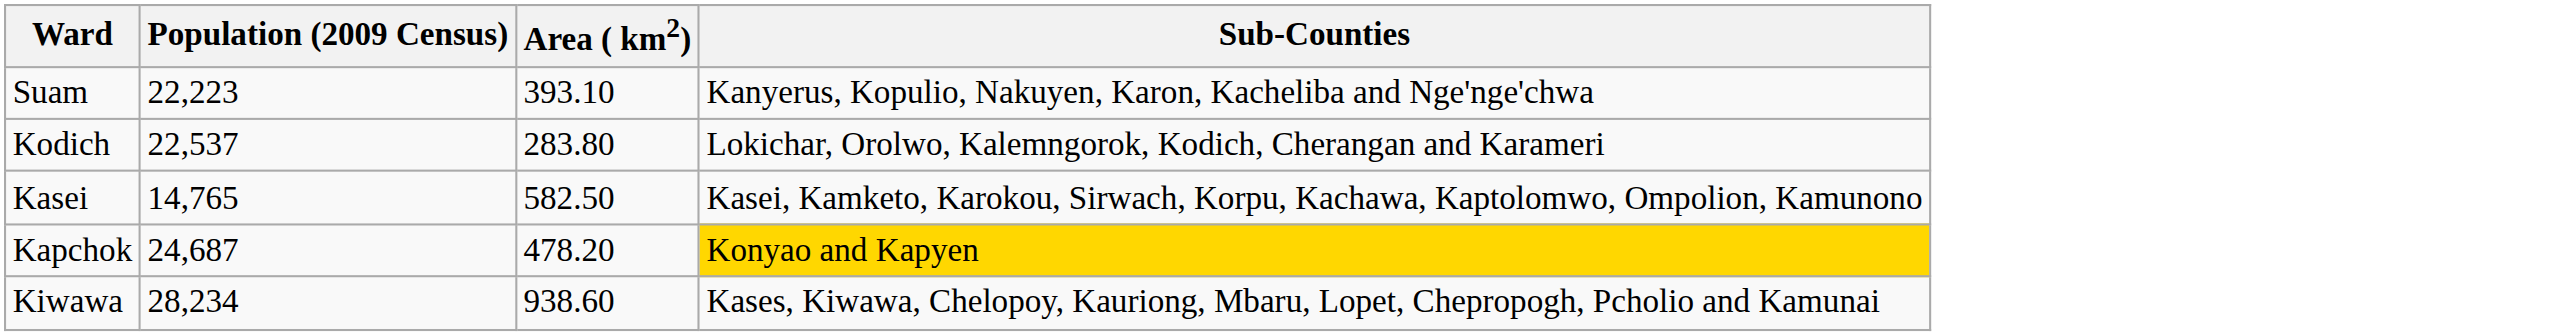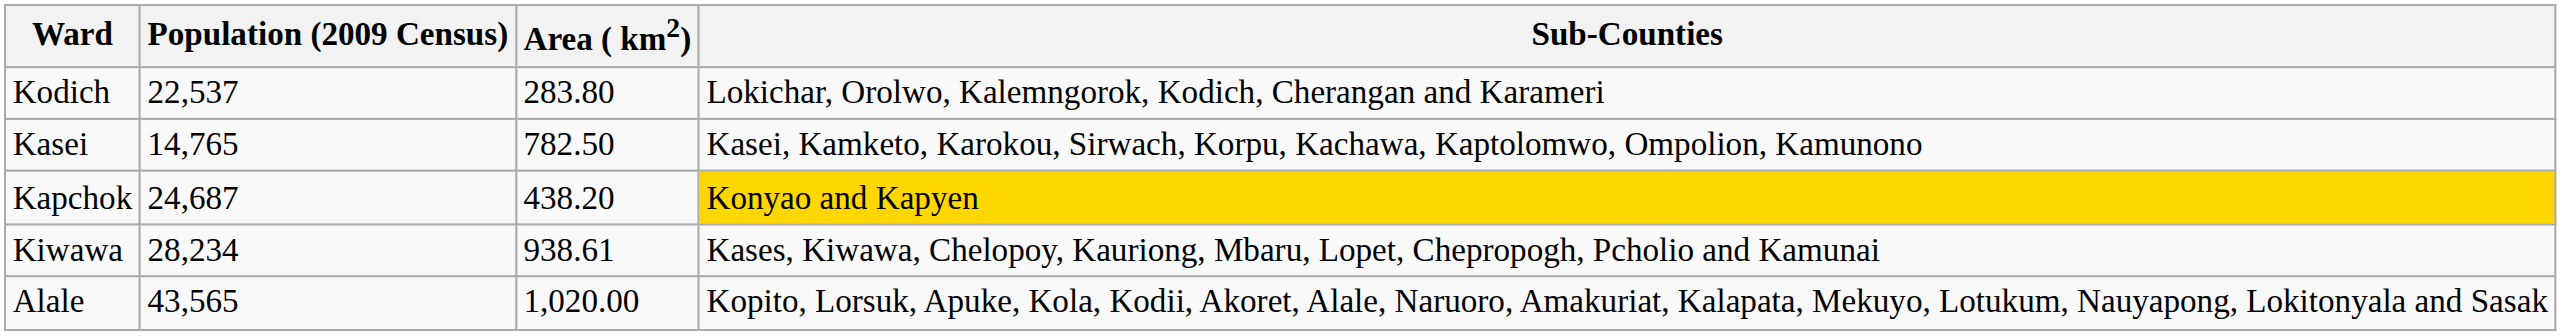- row: (50, 92)
(569, 197) 582.50 -> (569, 144) 782.50
(569, 249) 478.20 -> (569, 197) 438.20
(569, 302) 938.60 -> (569, 249) 938.61
+ row: (49, 302)
